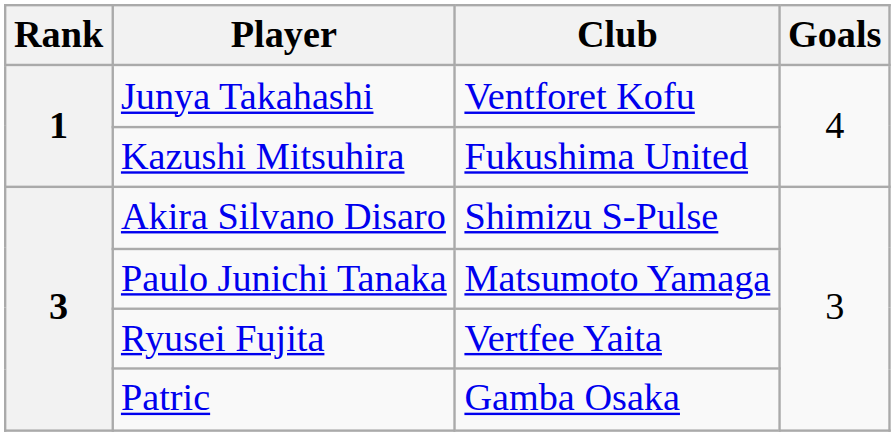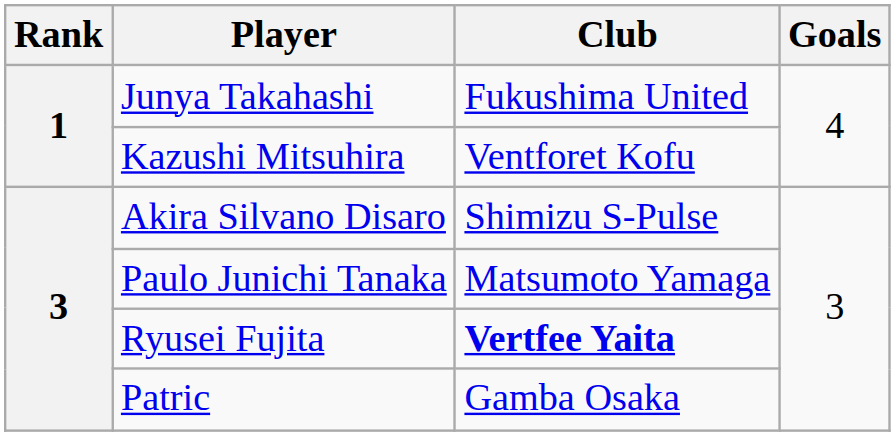(580, 95) Ventforet Kofu -> (606, 95) Fukushima United
(606, 156) Fukushima United -> (580, 156) Ventforet Kofu
(563, 338) normal -> (570, 338) bold
